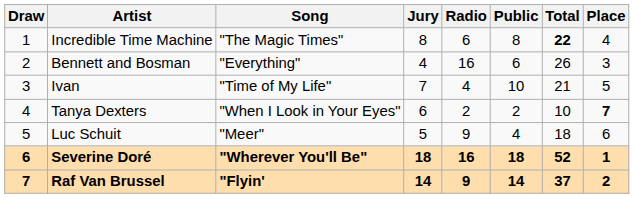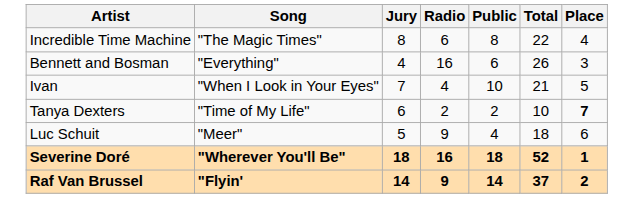- column: (26, 16)
(562, 39) bold -> (541, 39) normal
(275, 87) "Time of My Life" -> (288, 87) "When I Look in Your Eyes"
(310, 110) "When I Look in Your Eyes" -> (254, 110) "Time of My Life"
